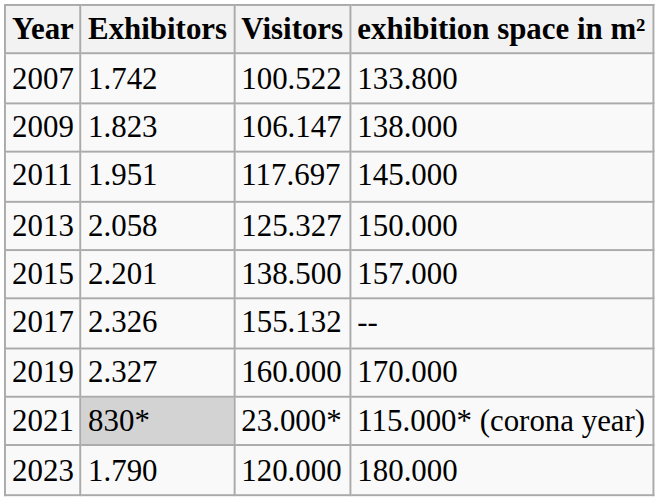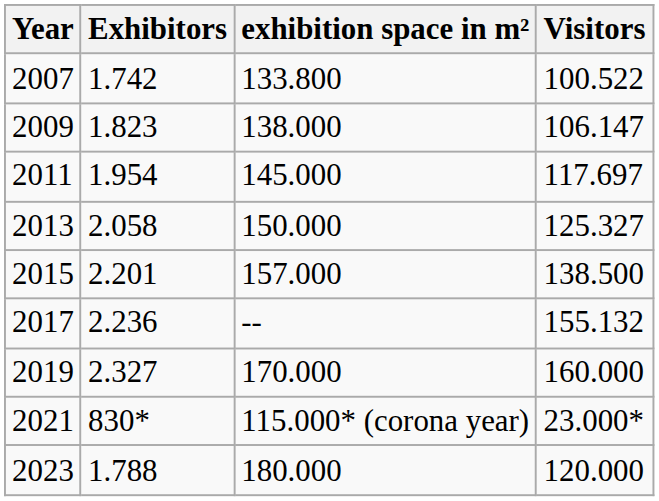columns swapped: (292, 28) <-> (501, 28)
(123, 175) 1.951 -> (123, 175) 1.954
(123, 322) 2.326 -> (123, 322) 2.236
(119, 420) lightgrey background -> (119, 420) no background
(123, 469) 1.790 -> (123, 469) 1.788
